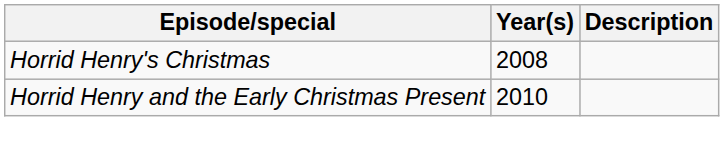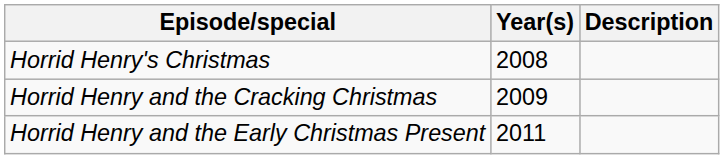+ row: (224, 97)
(522, 97) 2010 -> (521, 134) 2011
